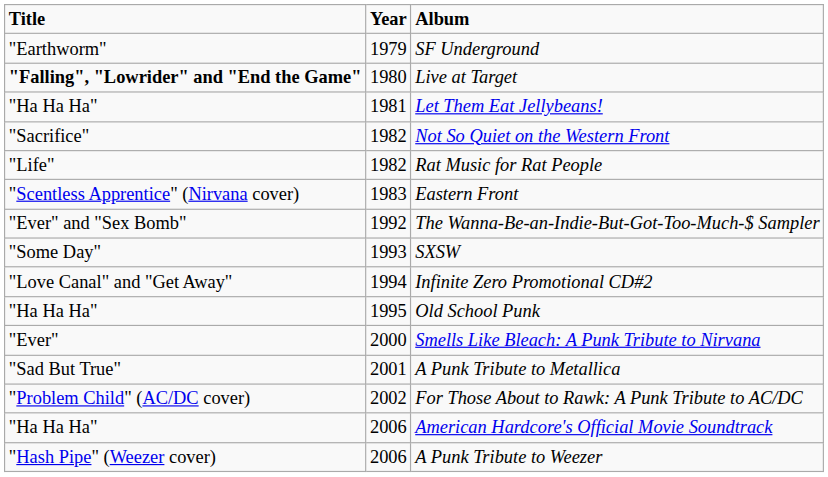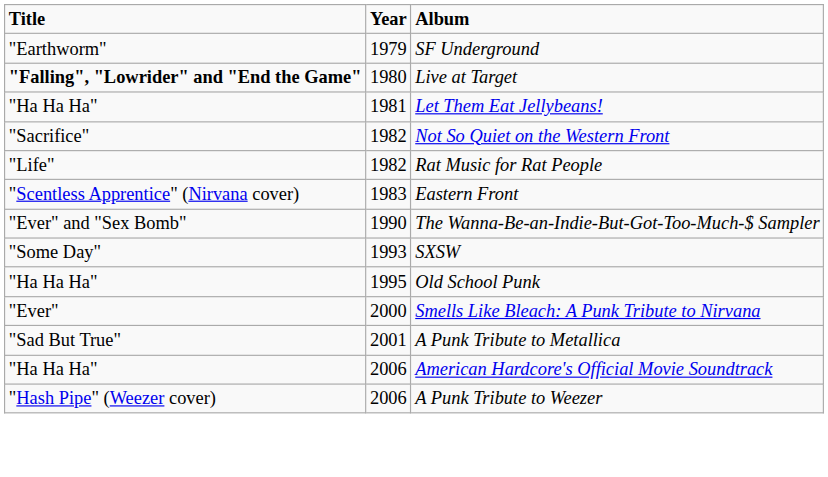(388, 223) 1992 -> (388, 223) 1990
- row: (534, 281)
- row: (609, 398)
